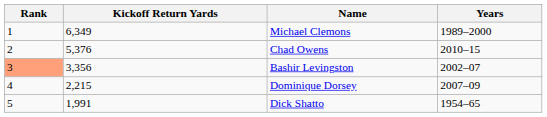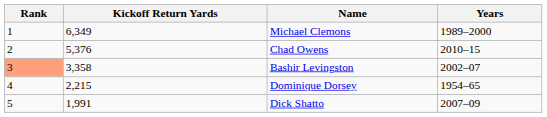(79, 67) 3,356 -> (79, 67) 3,358
(460, 85) 2007–09 -> (460, 85) 1954–65
(460, 103) 1954–65 -> (460, 103) 2007–09
